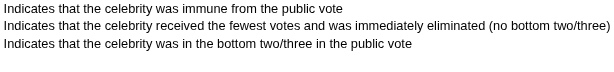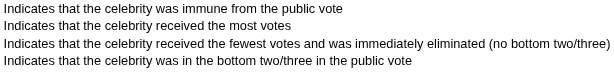+ row: (147, 26)
